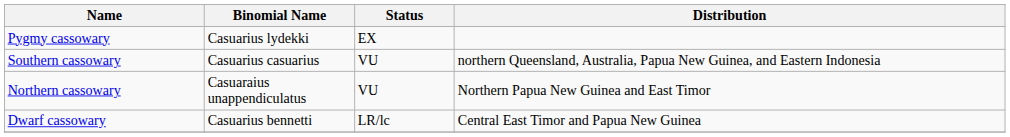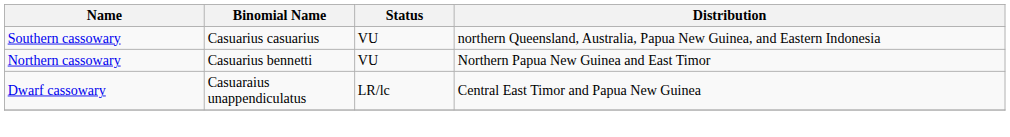- row: (59, 37)
(257, 90) Casuaraius unappendiculatus -> (260, 60) Casuarius bennetti
(260, 120) Casuarius bennetti -> (257, 90) Casuaraius unappendiculatus
